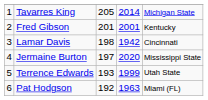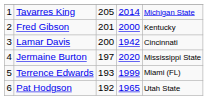(129, 27) 2001 -> (129, 27) 2000
(106, 42) 198 -> (106, 42) 200
(162, 73) Utah State -> (162, 73) Miami (FL)
(129, 88) 1963 -> (129, 88) 1965
(162, 88) Miami (FL) -> (162, 88) Utah State
